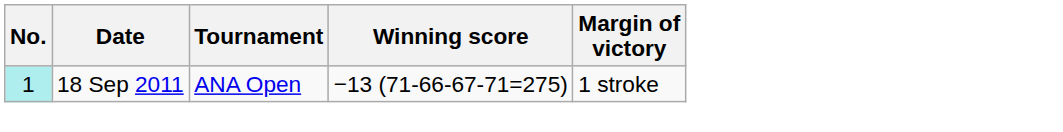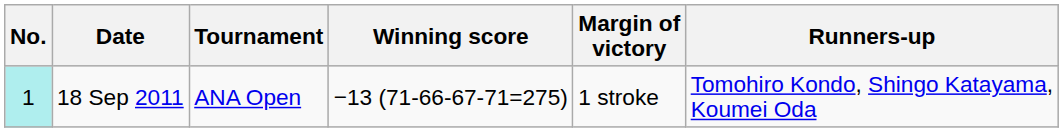+ column: (872, 36)
